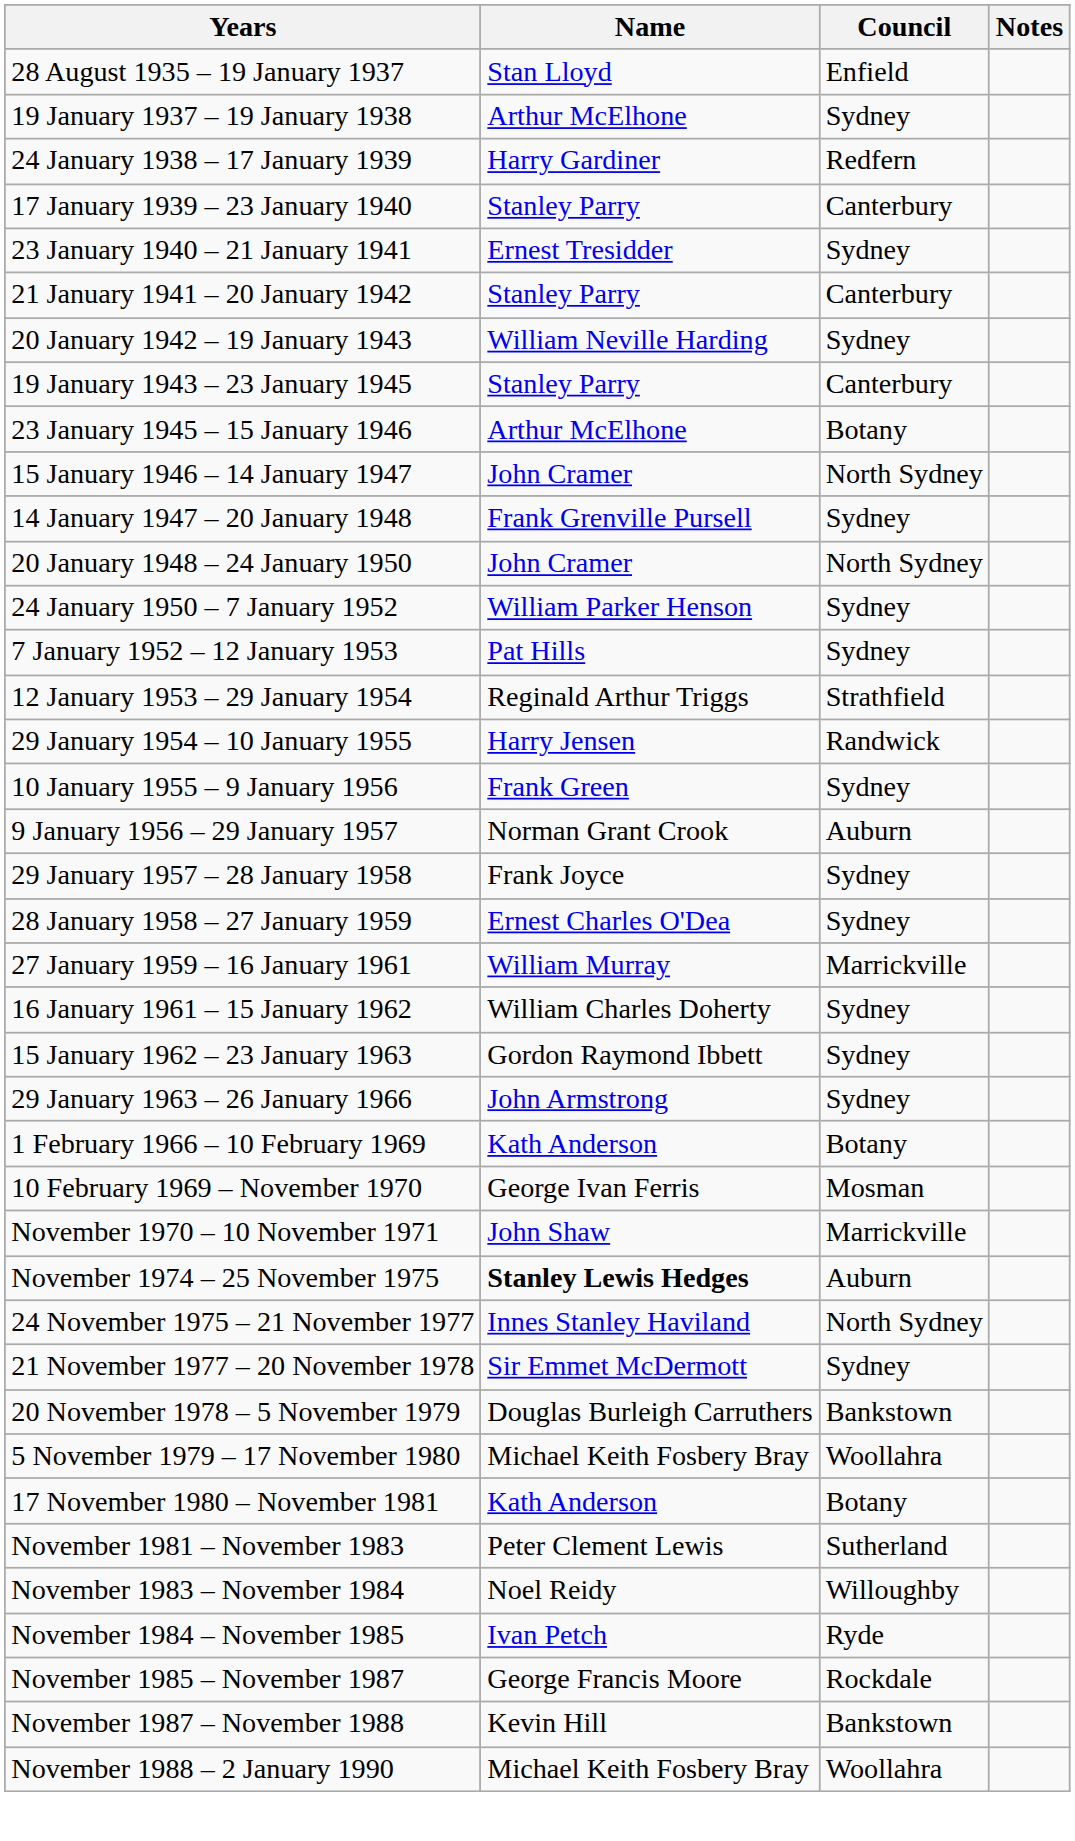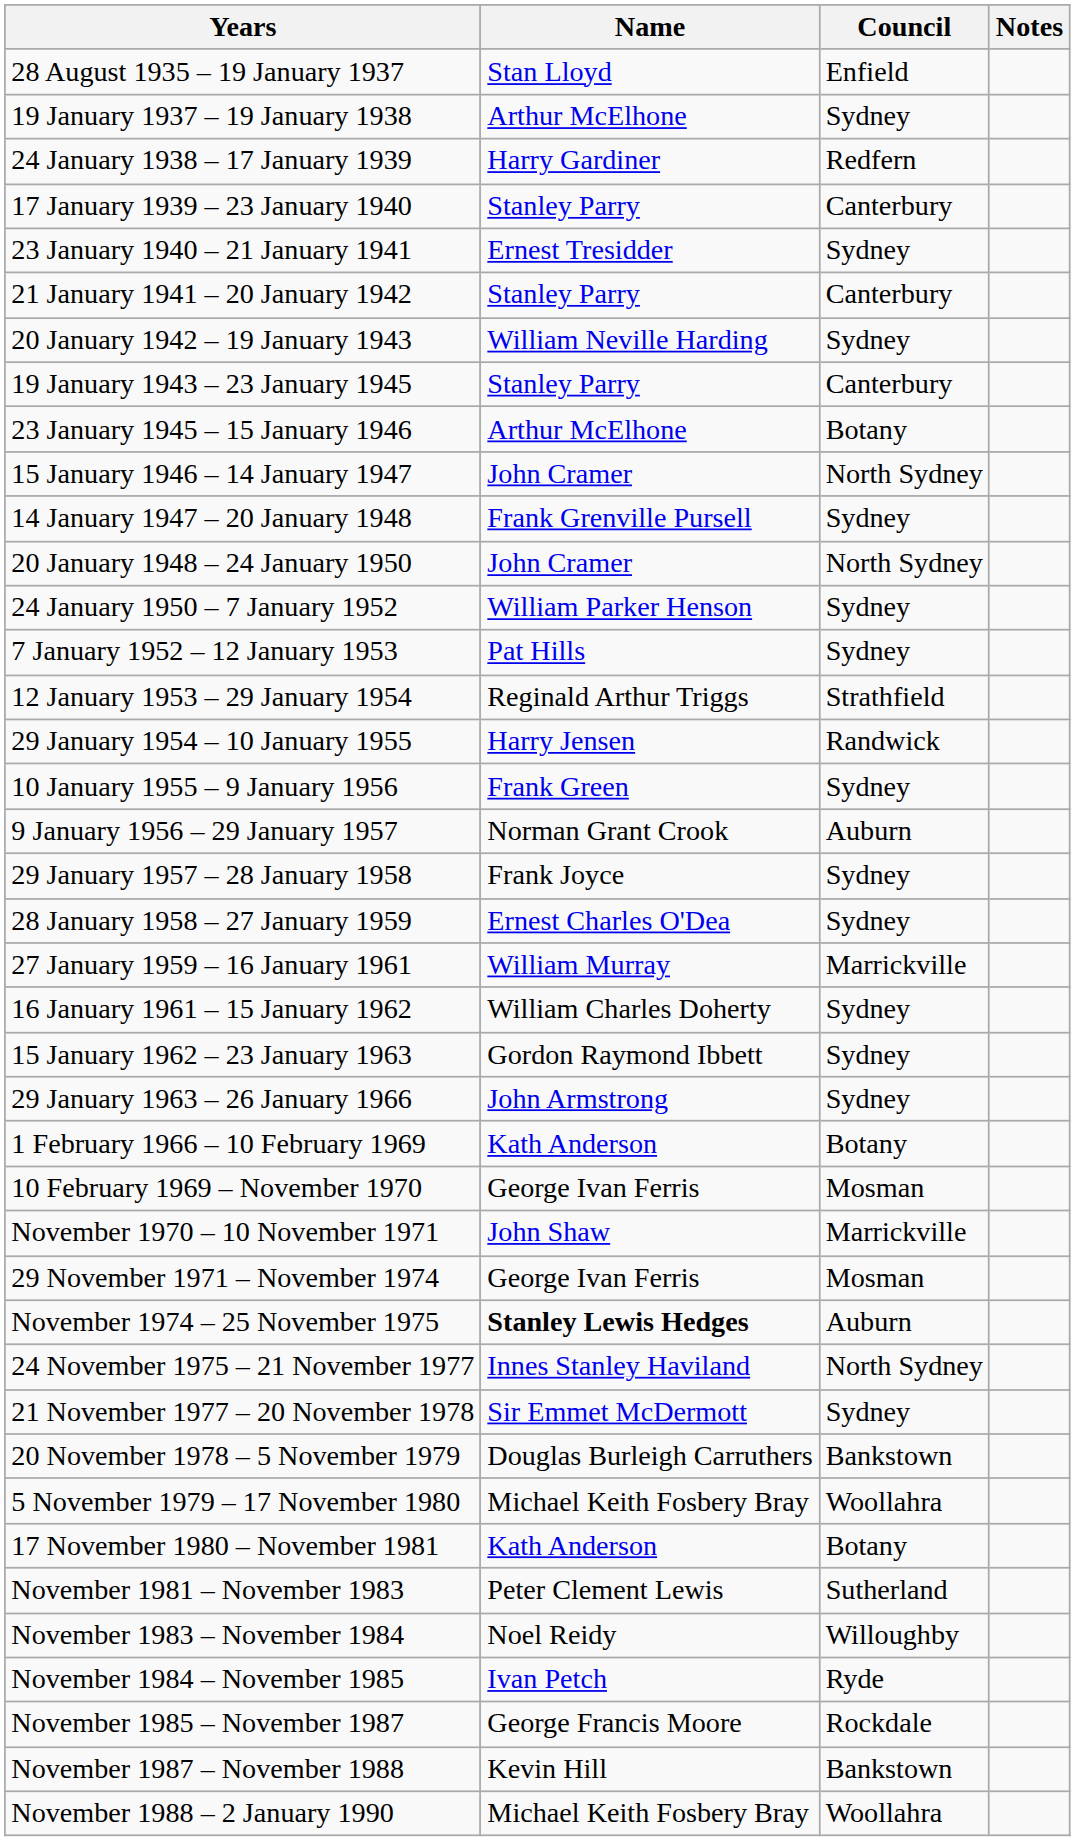+ row: (225, 1277)
